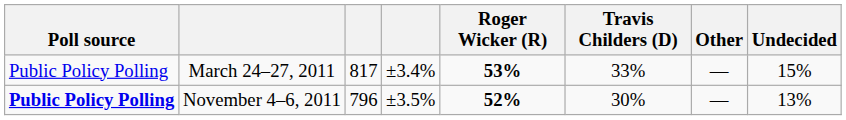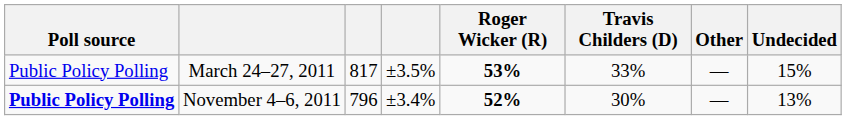(411, 70) ±3.4% -> (411, 70) ±3.5%
(411, 99) ±3.5% -> (411, 99) ±3.4%
